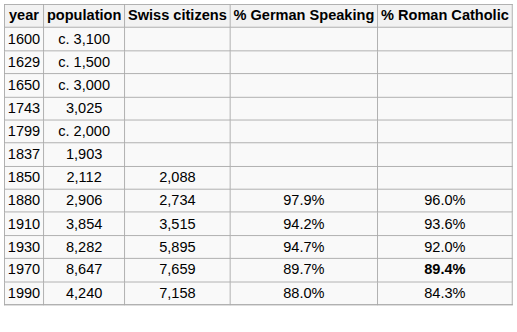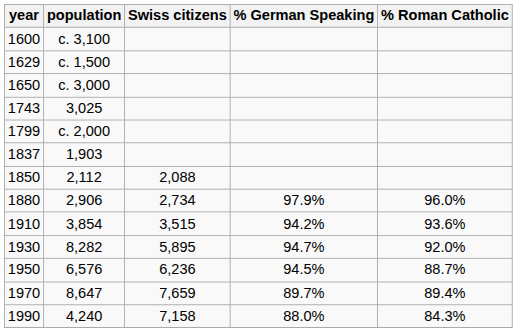+ row: (24, 270)
(445, 270) bold -> (445, 293) normal
